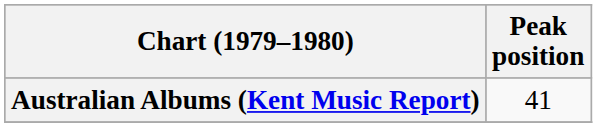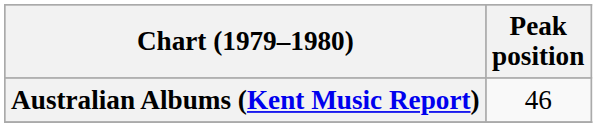(538, 99) 41 -> (538, 99) 46
